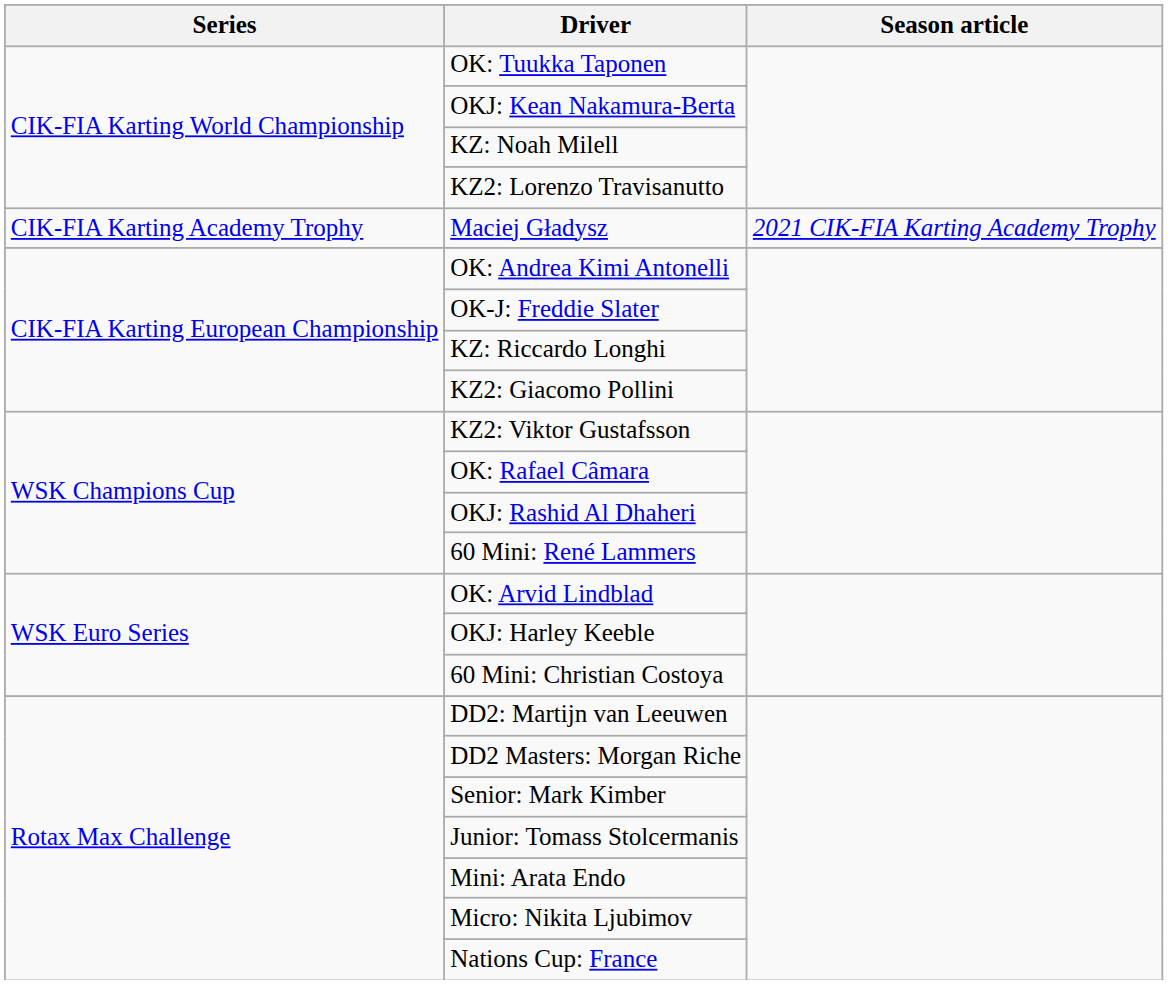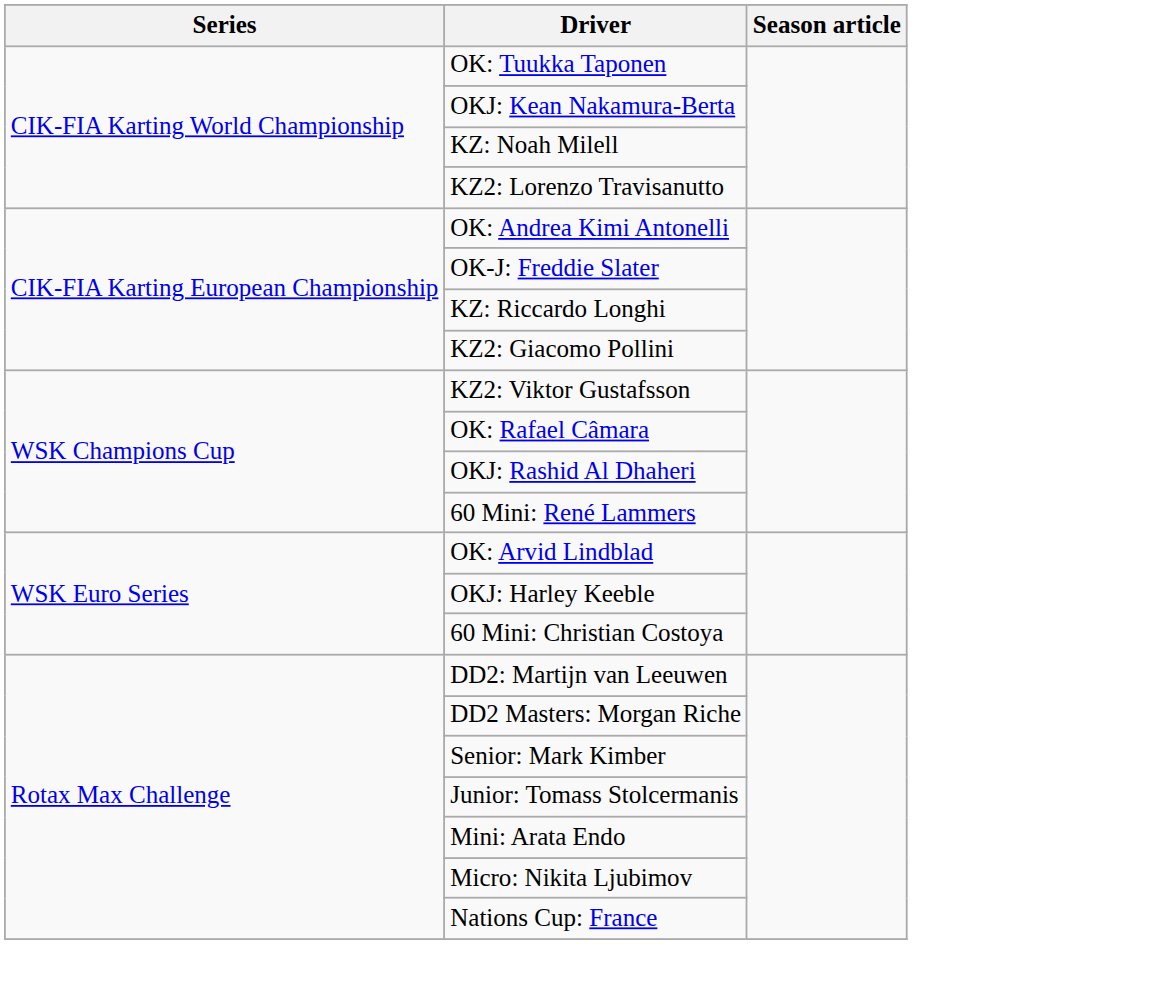- row: (529, 227)
